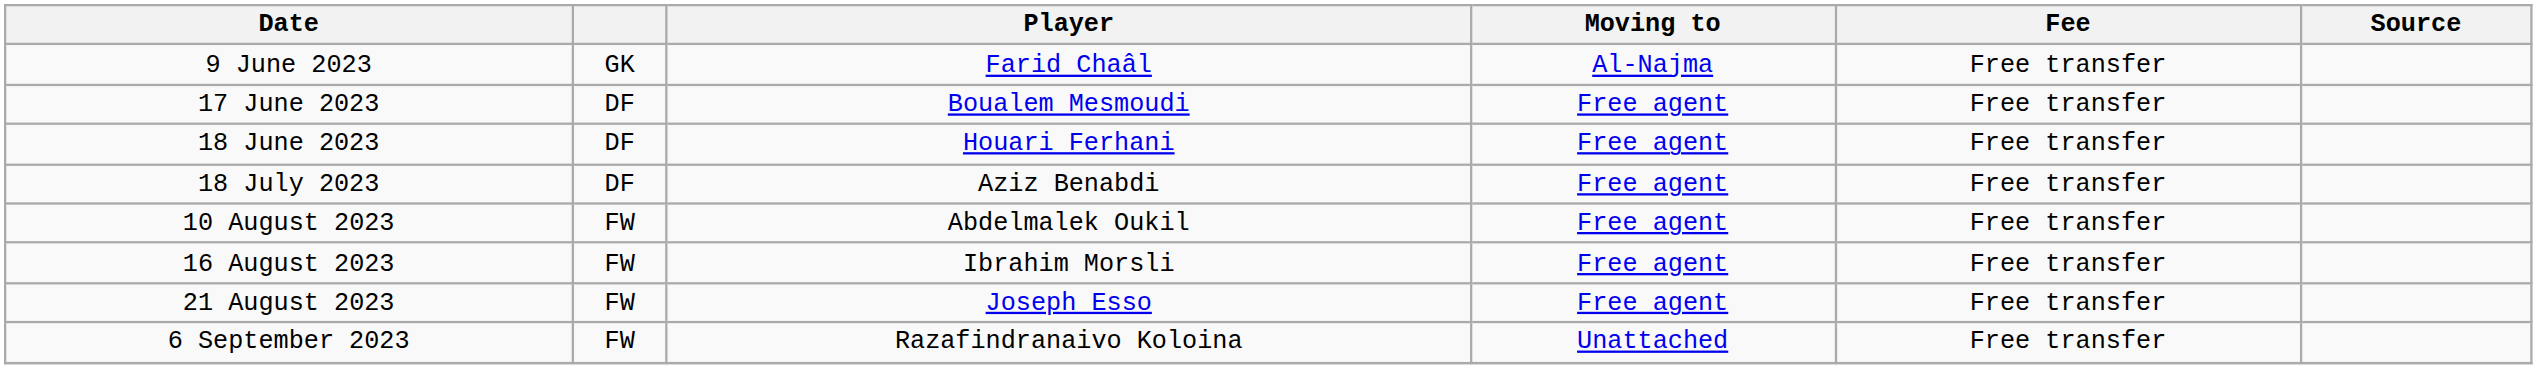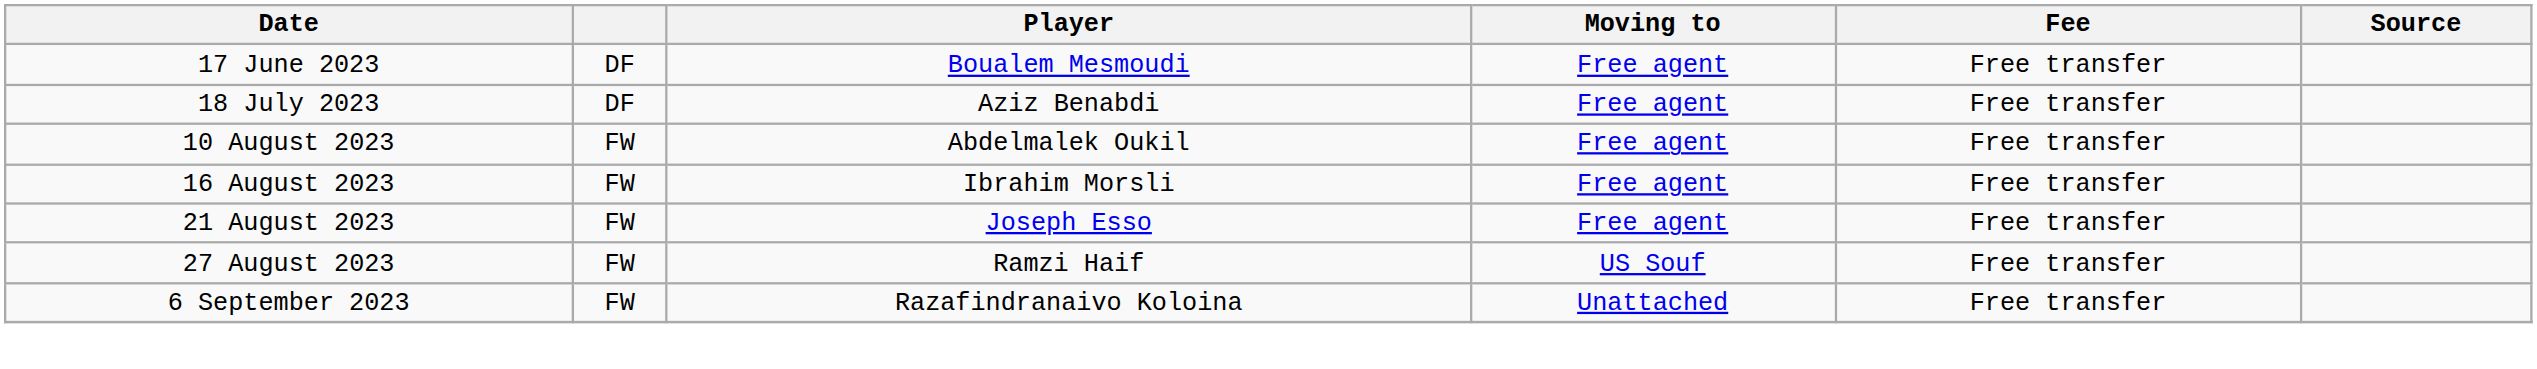- row: (289, 65)
- row: (289, 144)
+ row: (289, 263)
